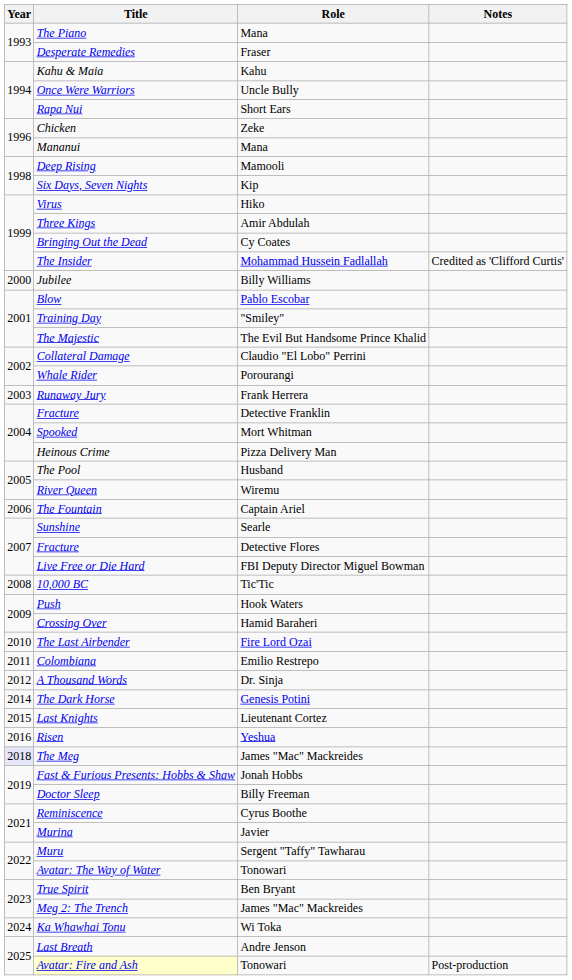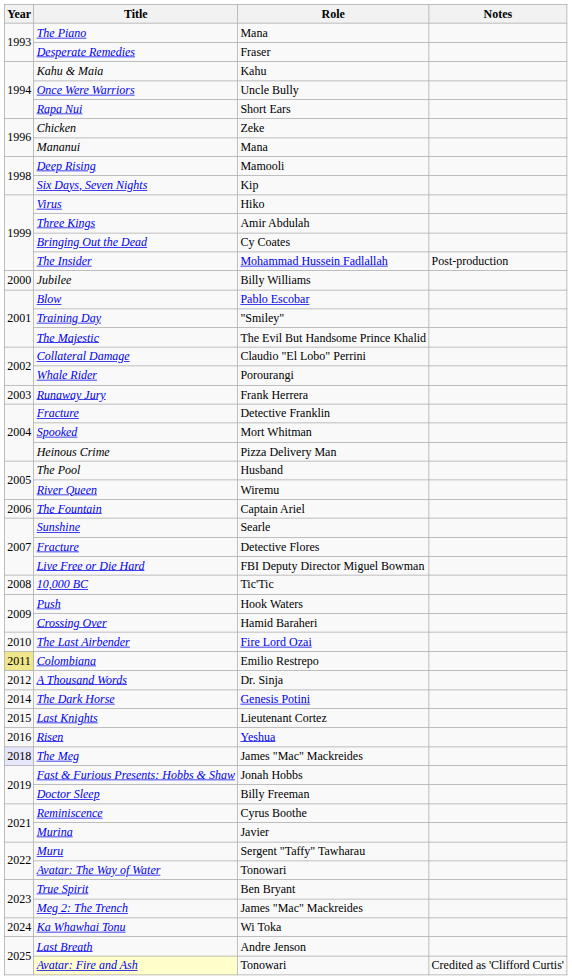(498, 261) Credited as 'Clifford Curtis' -> (470, 261) Post-production
(19, 661) no background -> (19, 661) khaki background
(470, 965) Post-production -> (498, 965) Credited as 'Clifford Curtis'
